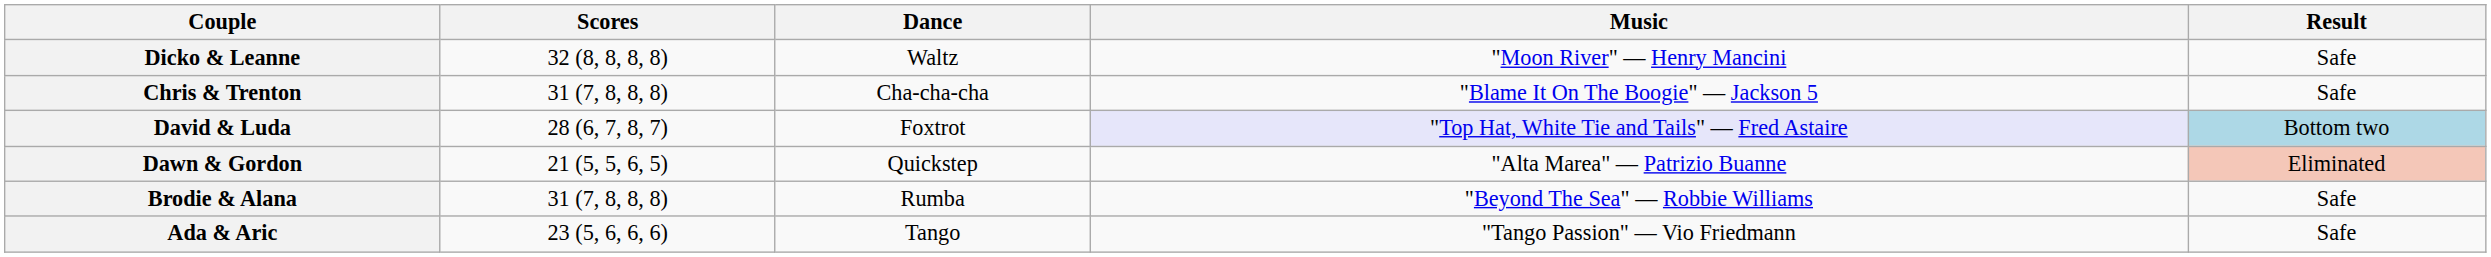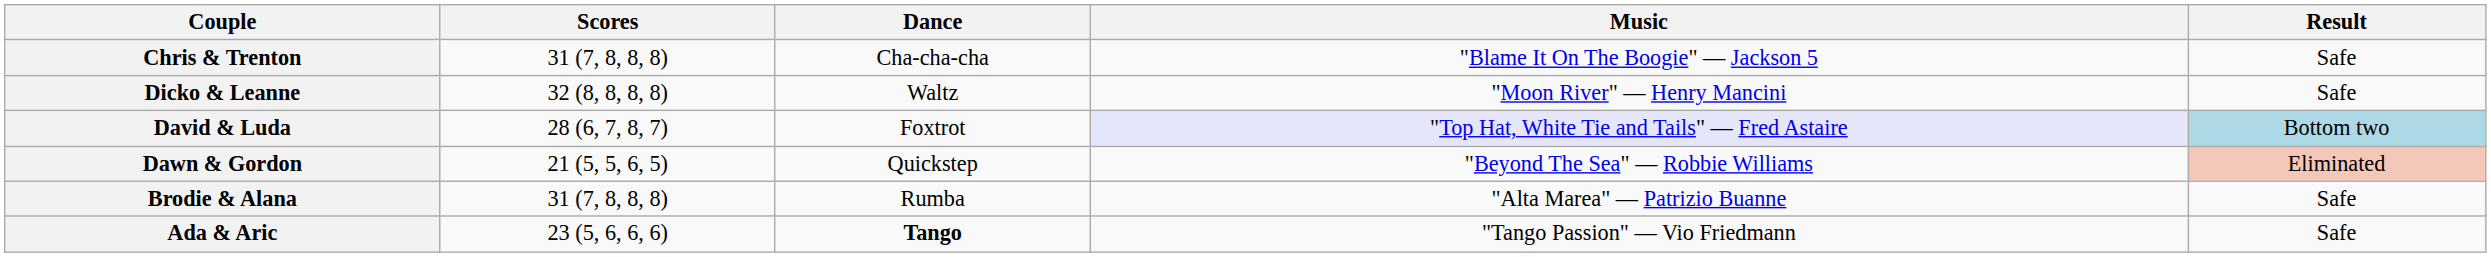rows swapped: (222, 92) <-> (222, 57)
(1639, 163) "Alta Marea" — Patrizio Buanne -> (1639, 163) "Beyond The Sea" — Robbie Williams
(1639, 198) "Beyond The Sea" — Robbie Williams -> (1639, 198) "Alta Marea" — Patrizio Buanne
(933, 233) normal -> (933, 233) bold
